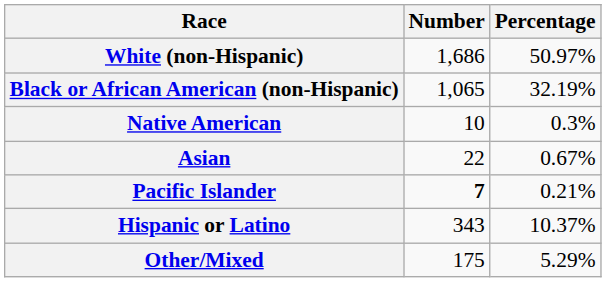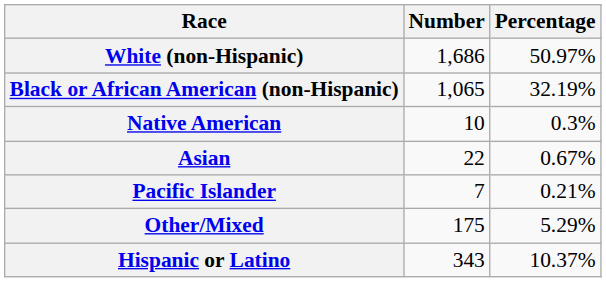(479, 191) bold -> (479, 191) normal
rows swapped: (204, 259) <-> (204, 225)
